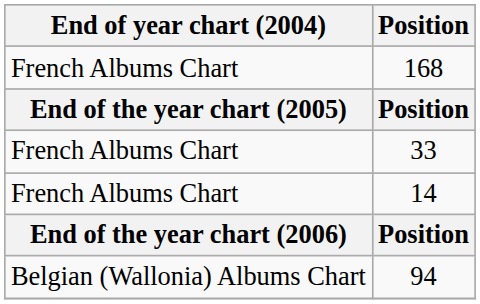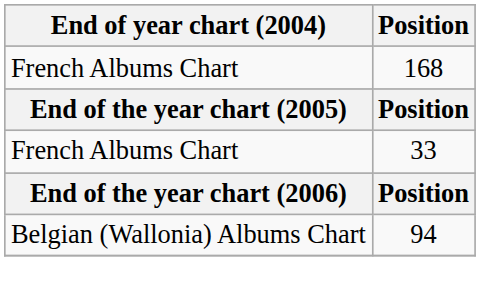- row: (424, 192)
